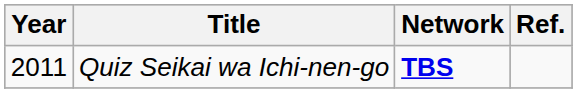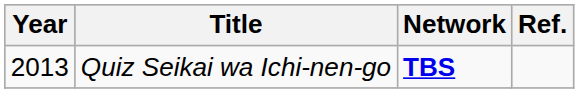(39, 66) 2011 -> (40, 66) 2013
